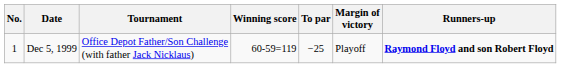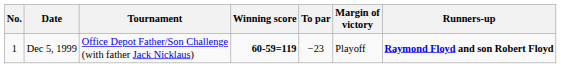(274, 48) normal -> (274, 48) bold
(316, 48) −25 -> (316, 48) −23
